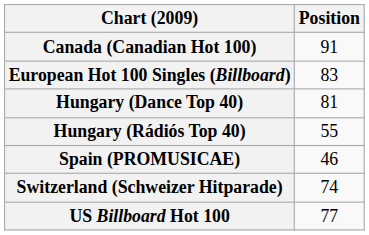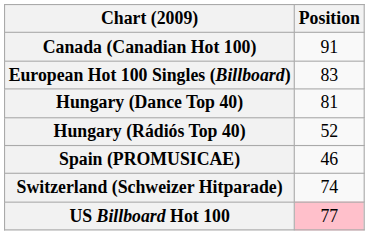(329, 131) 55 -> (329, 131) 52
(329, 215) no background -> (329, 215) pink background
